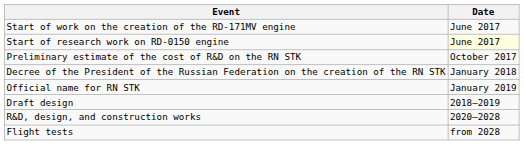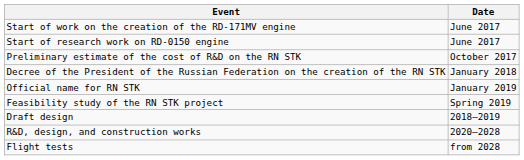(475, 42) lightyellow background -> (475, 42) no background
+ row: (115, 102)
